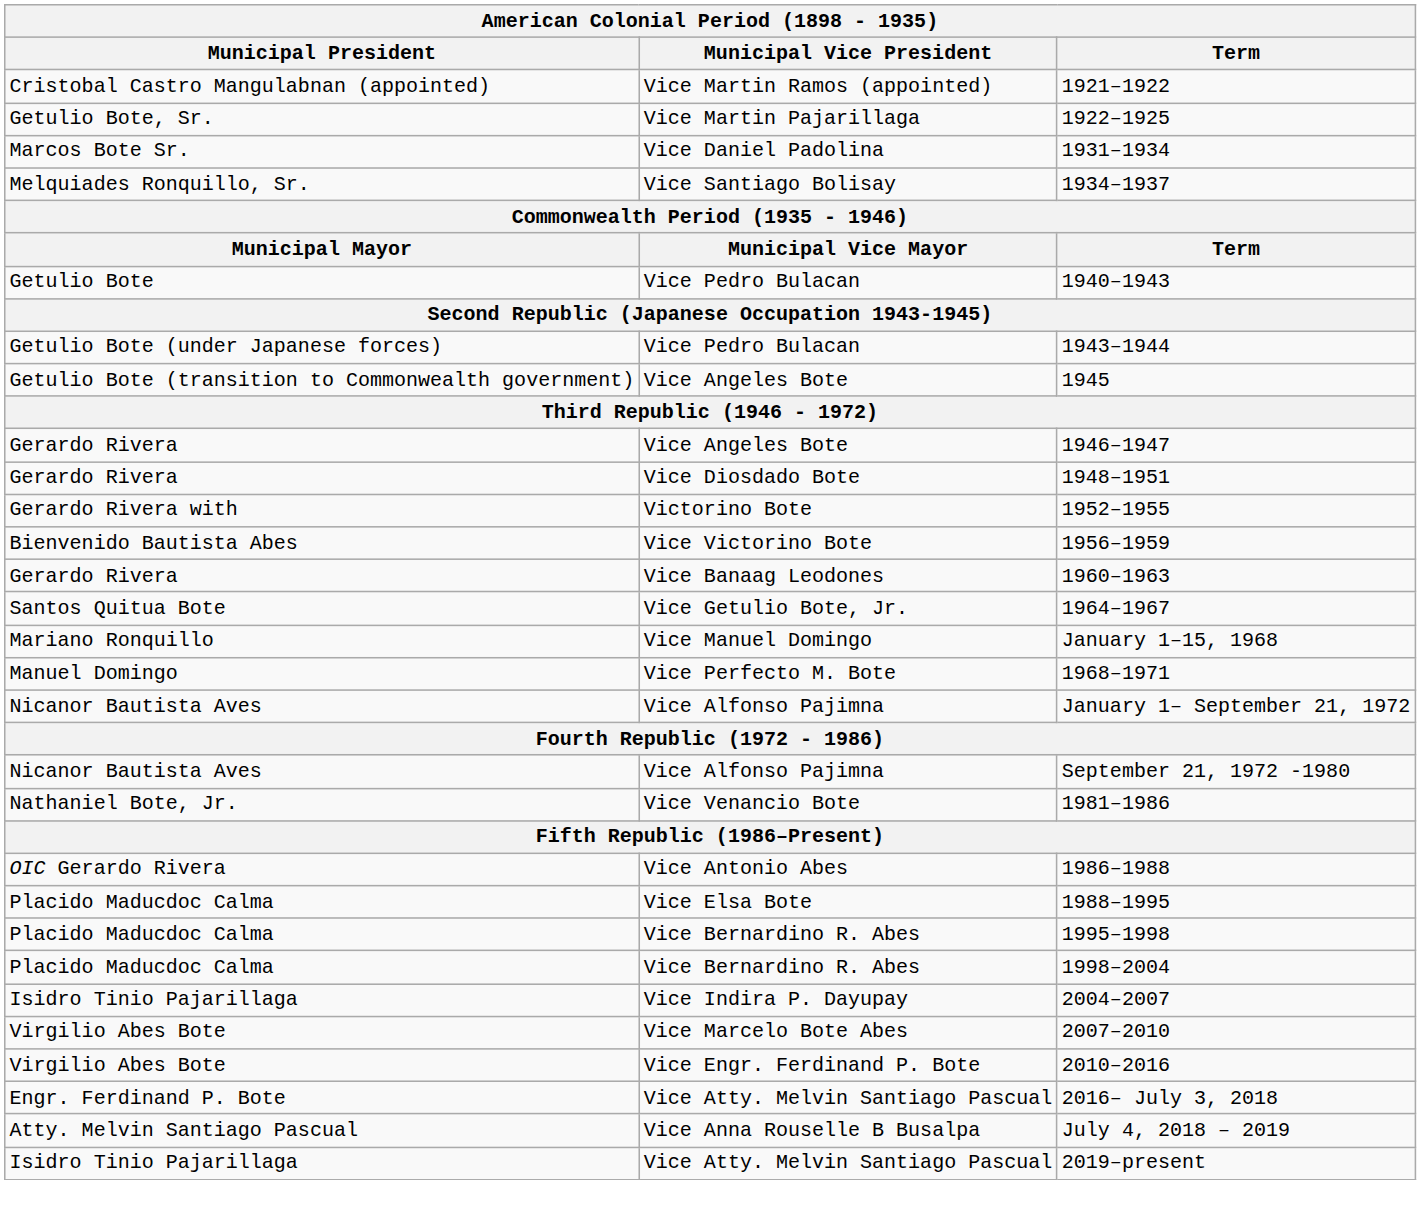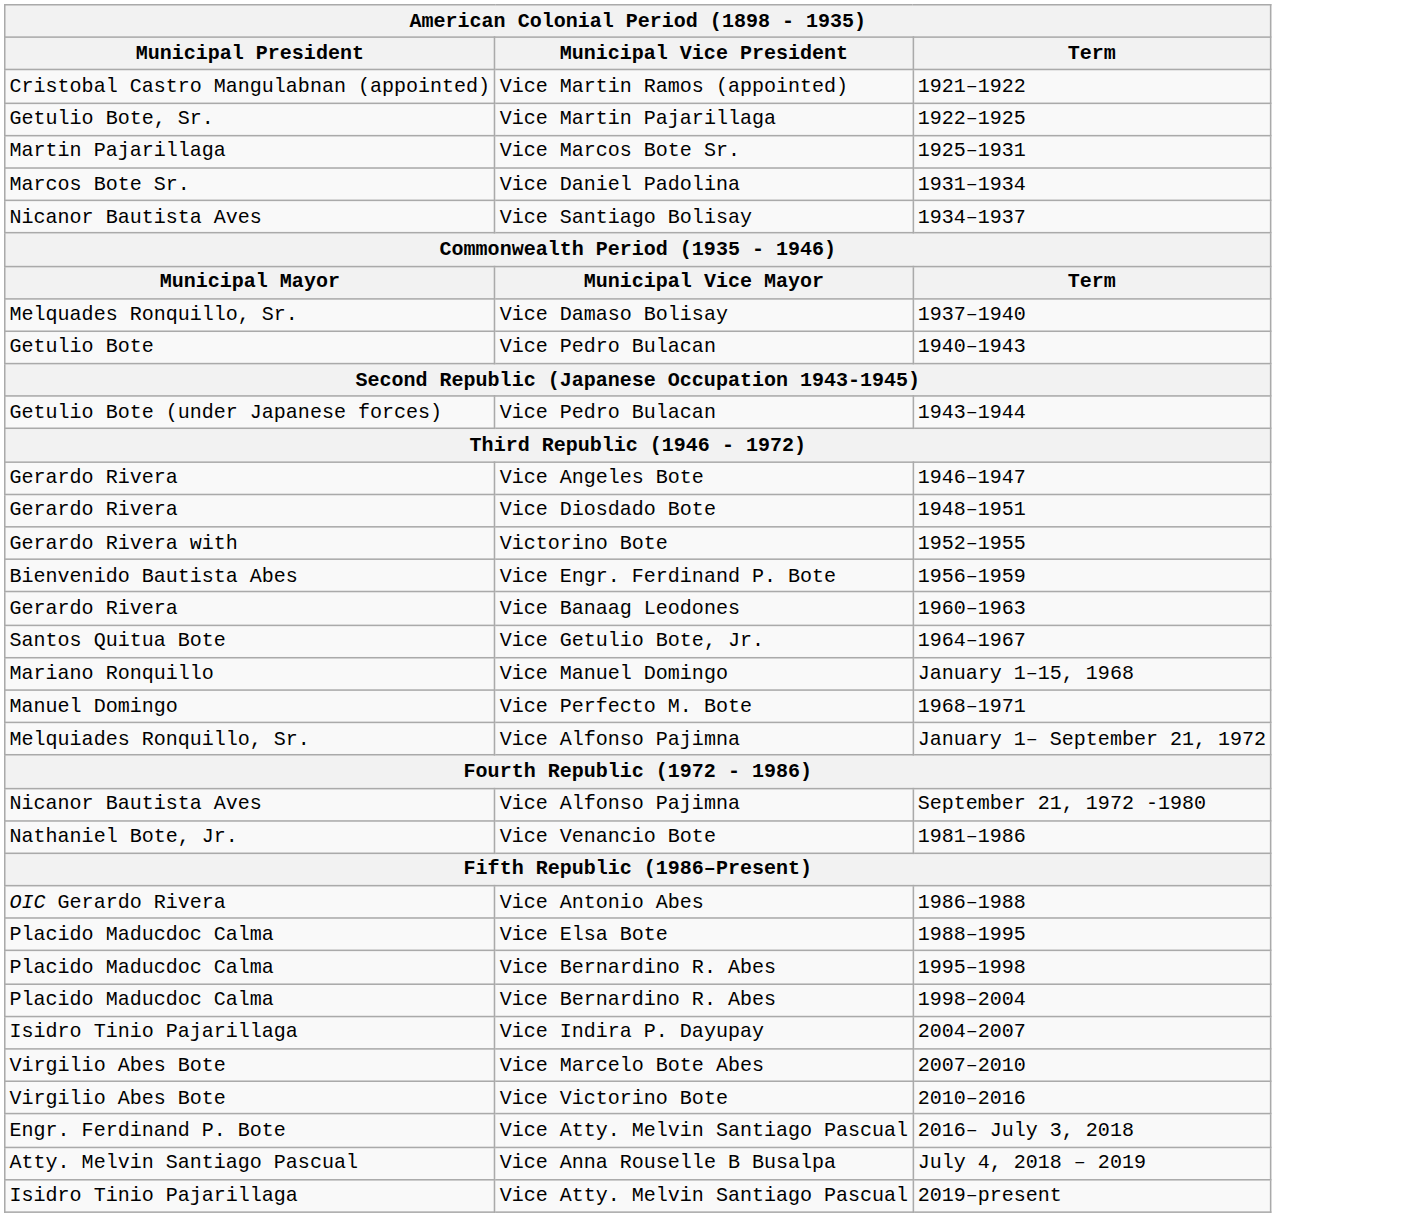+ row: (972, 152)
(160, 184) Melquiades Ronquillo, Sr. -> (136, 217) Nicanor Bautista Aves
+ row: (972, 315)
- row: (1086, 380)
(758, 543) Vice Victorino Bote -> (668, 576) Vice Engr. Ferdinand P. Bote
(136, 706) Nicanor Bautista Aves -> (160, 739) Melquiades Ronquillo, Sr.
(812, 1065) Vice Engr. Ferdinand P. Bote -> (614, 1098) Vice Victorino Bote
